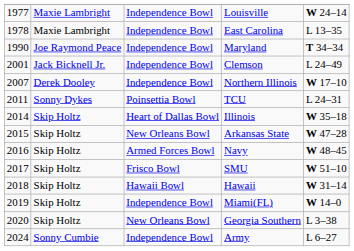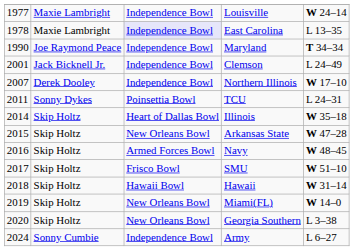(170, 30) no background -> (170, 30) lavender background
(170, 202) Independence Bowl -> (168, 202) New Orleans Bowl
